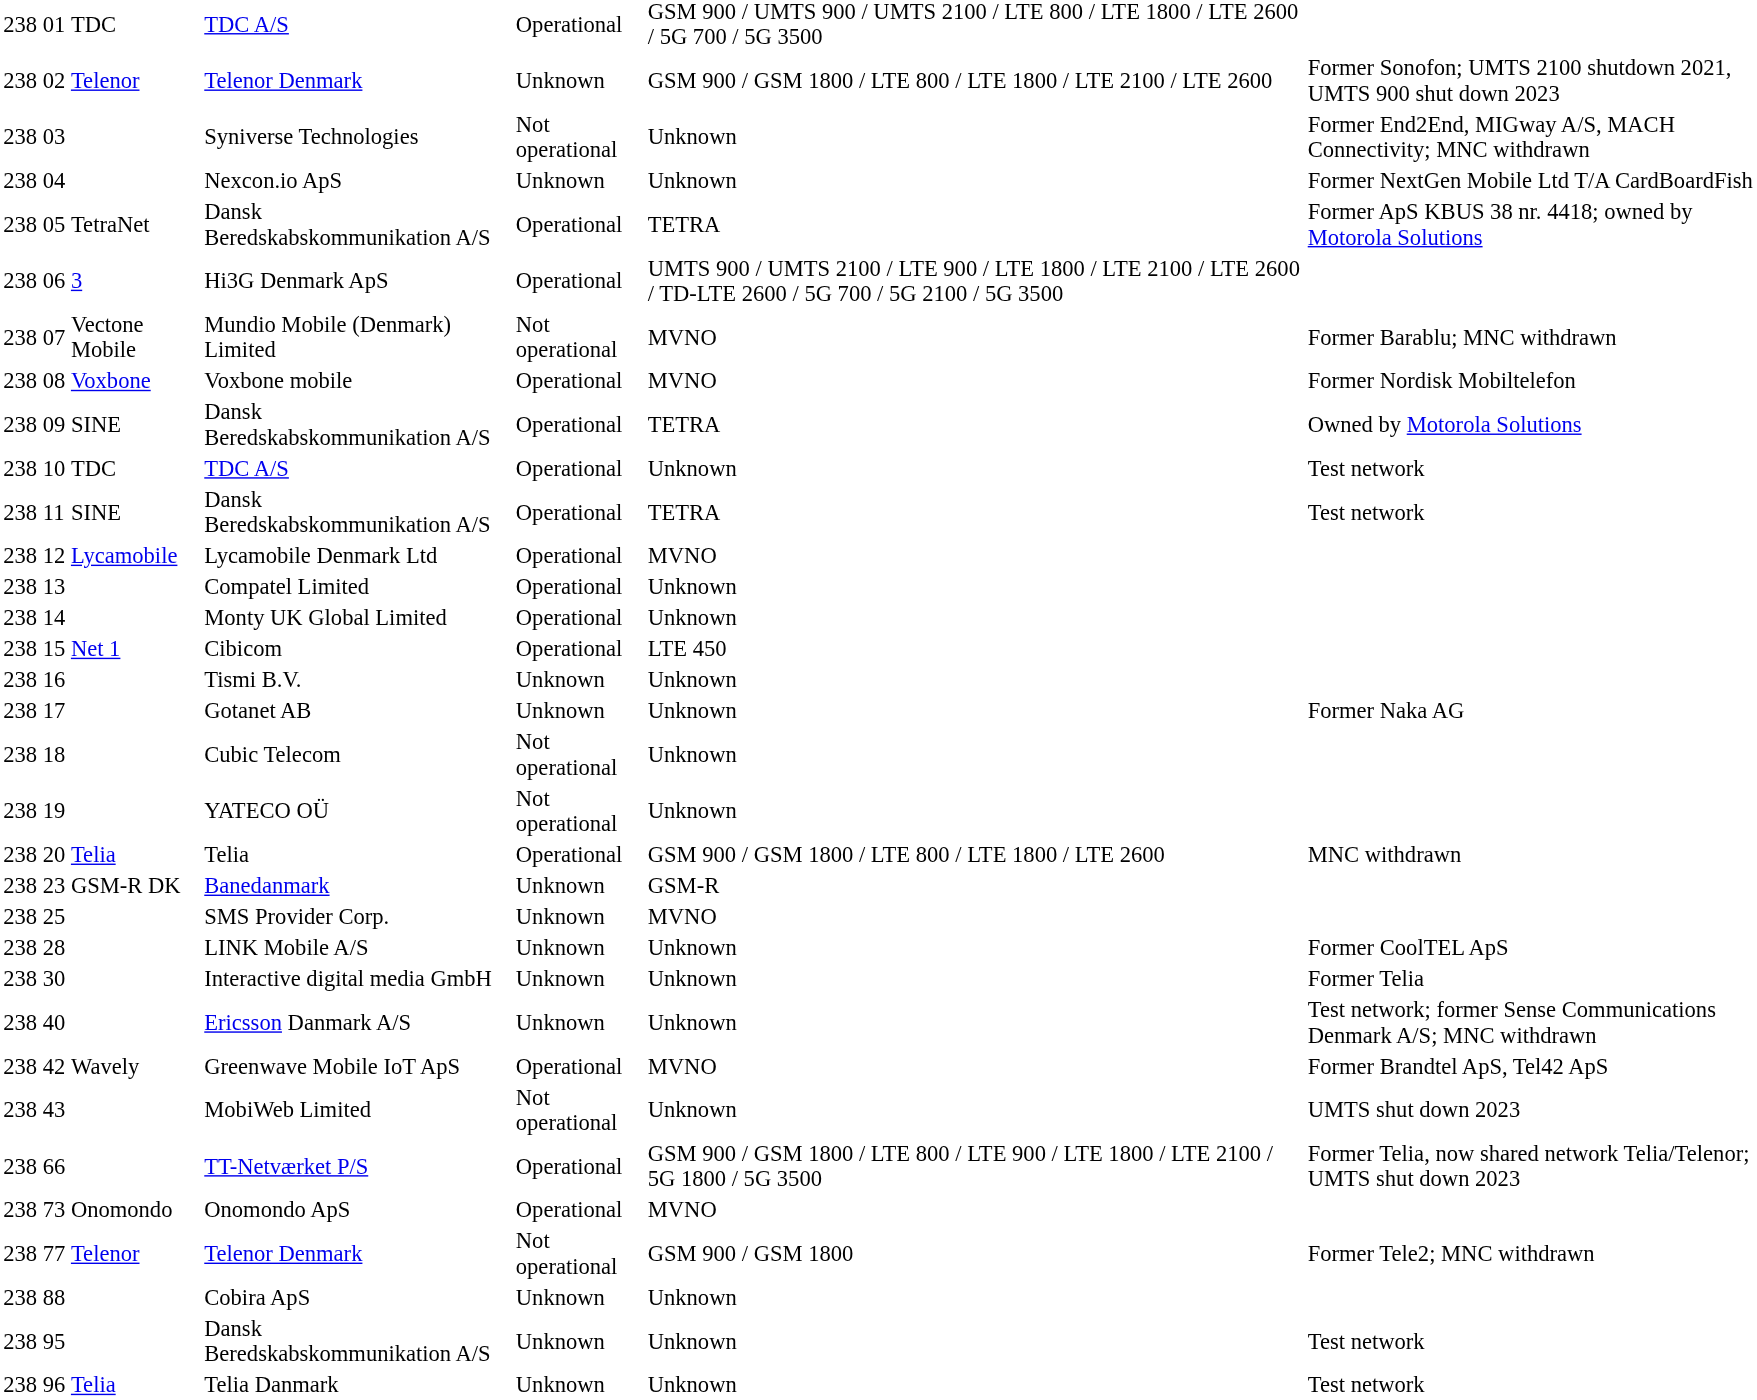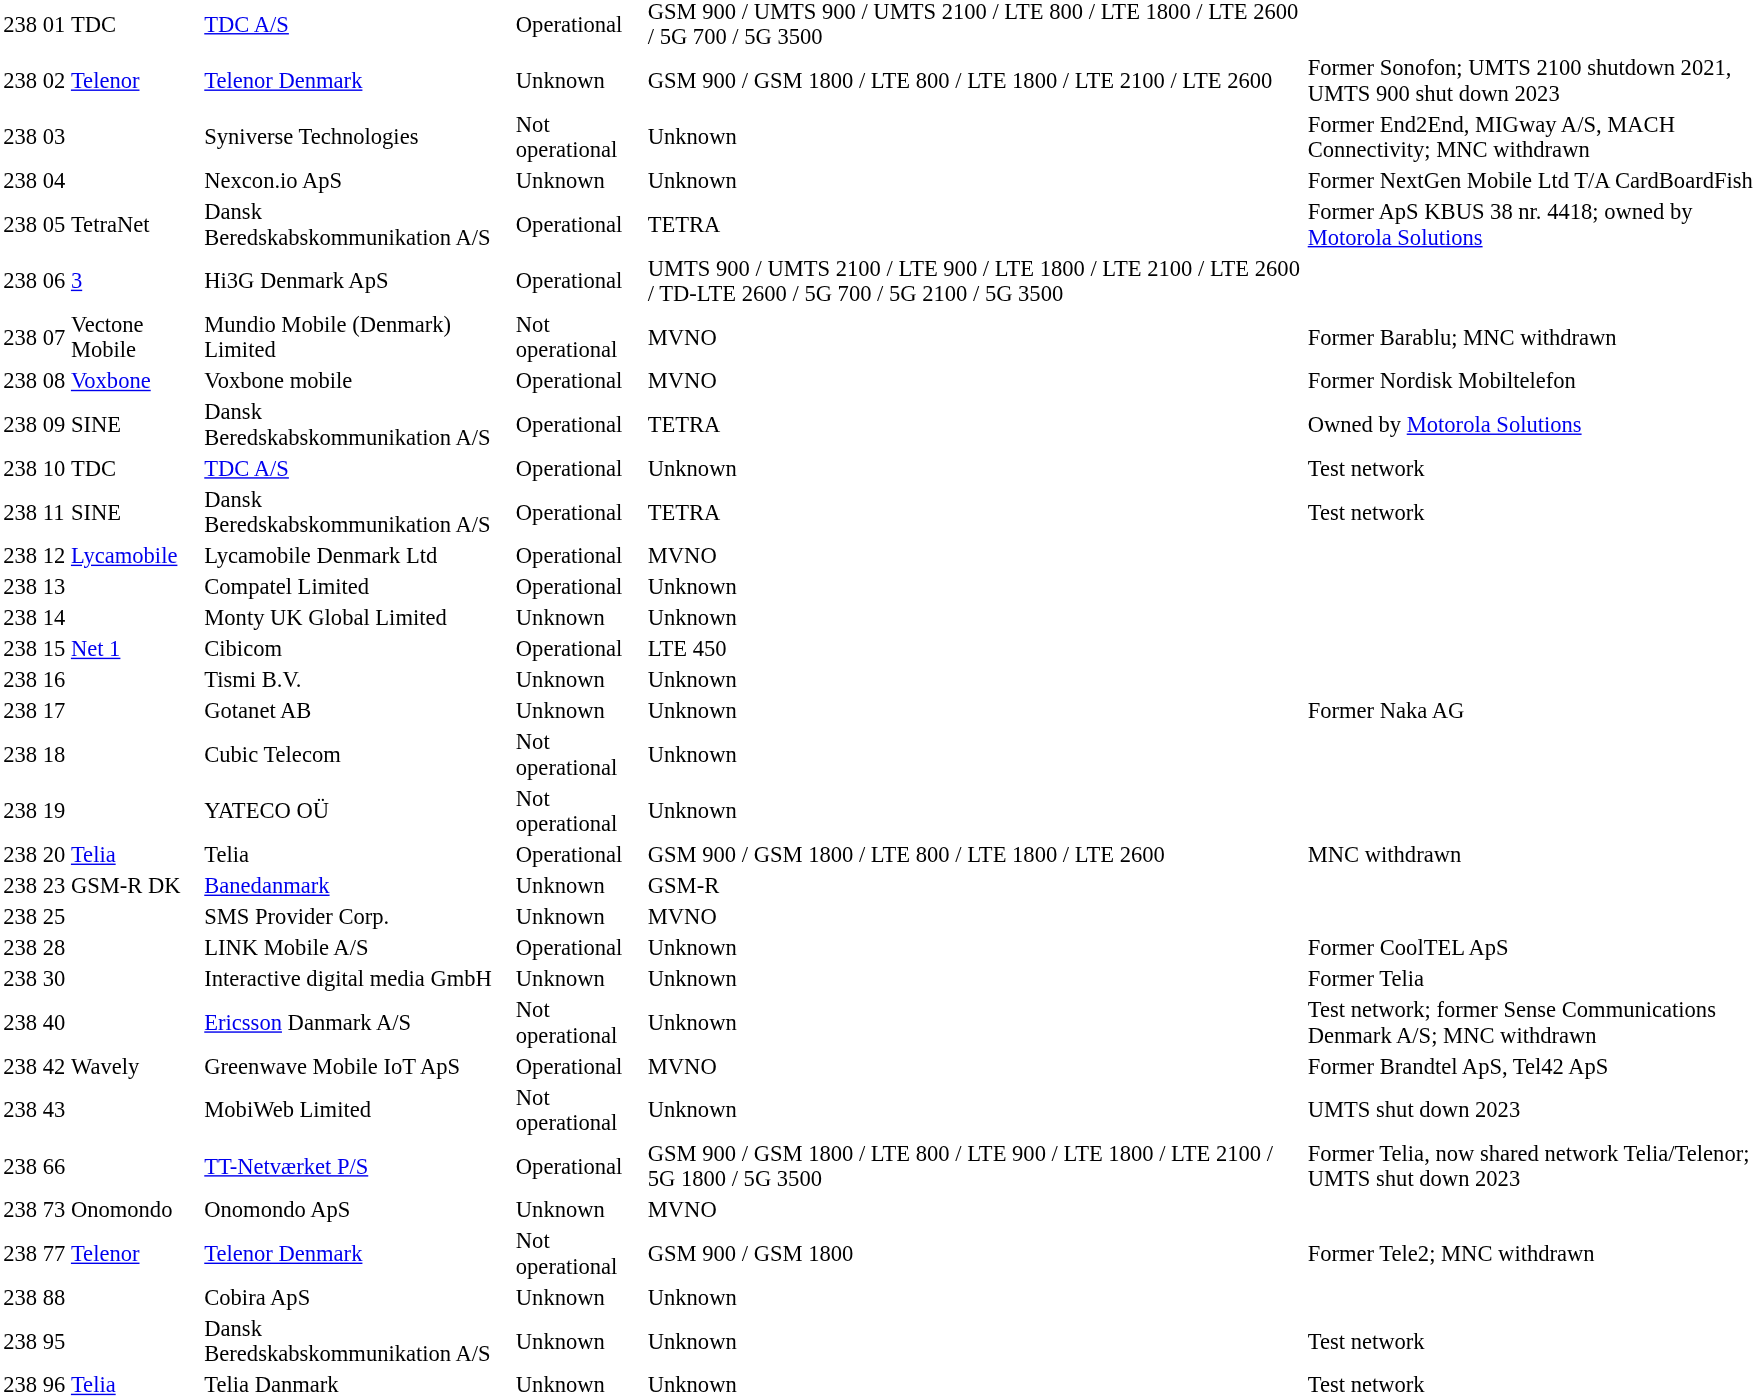(569, 618) Operational -> (560, 618) Unknown
(560, 947) Unknown -> (569, 947) Operational
(560, 1022) Unknown -> (567, 1022) Not operational
(569, 1210) Operational -> (560, 1210) Unknown
